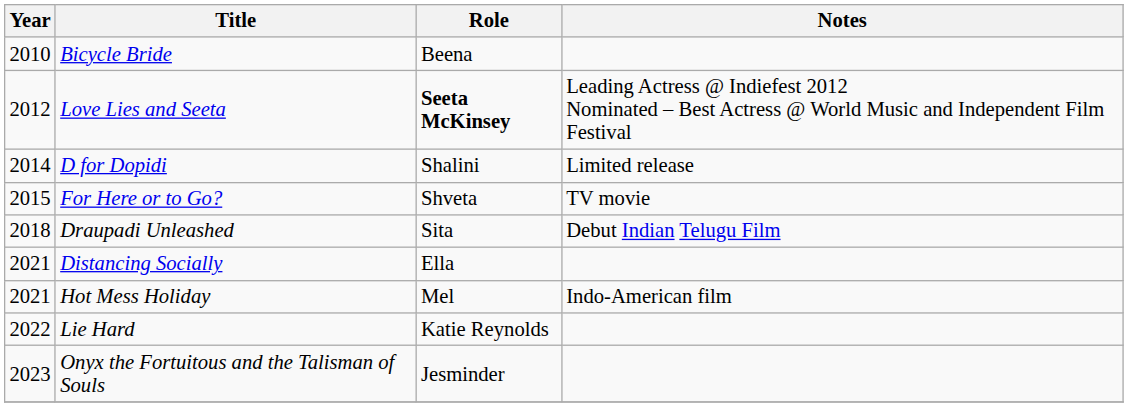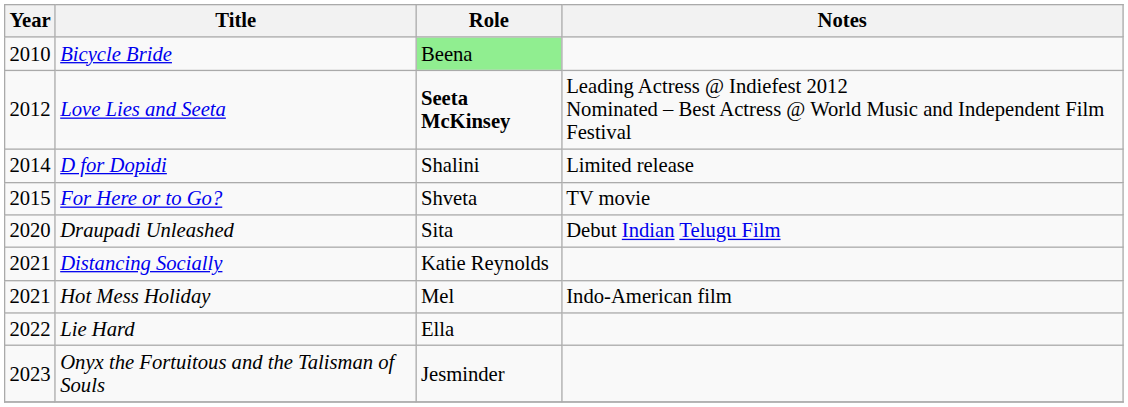(447, 53) no background -> (447, 53) lightgreen background
(30, 230) 2018 -> (30, 230) 2020
(438, 263) Ella -> (485, 263) Katie Reynolds
(485, 329) Katie Reynolds -> (438, 329) Ella
